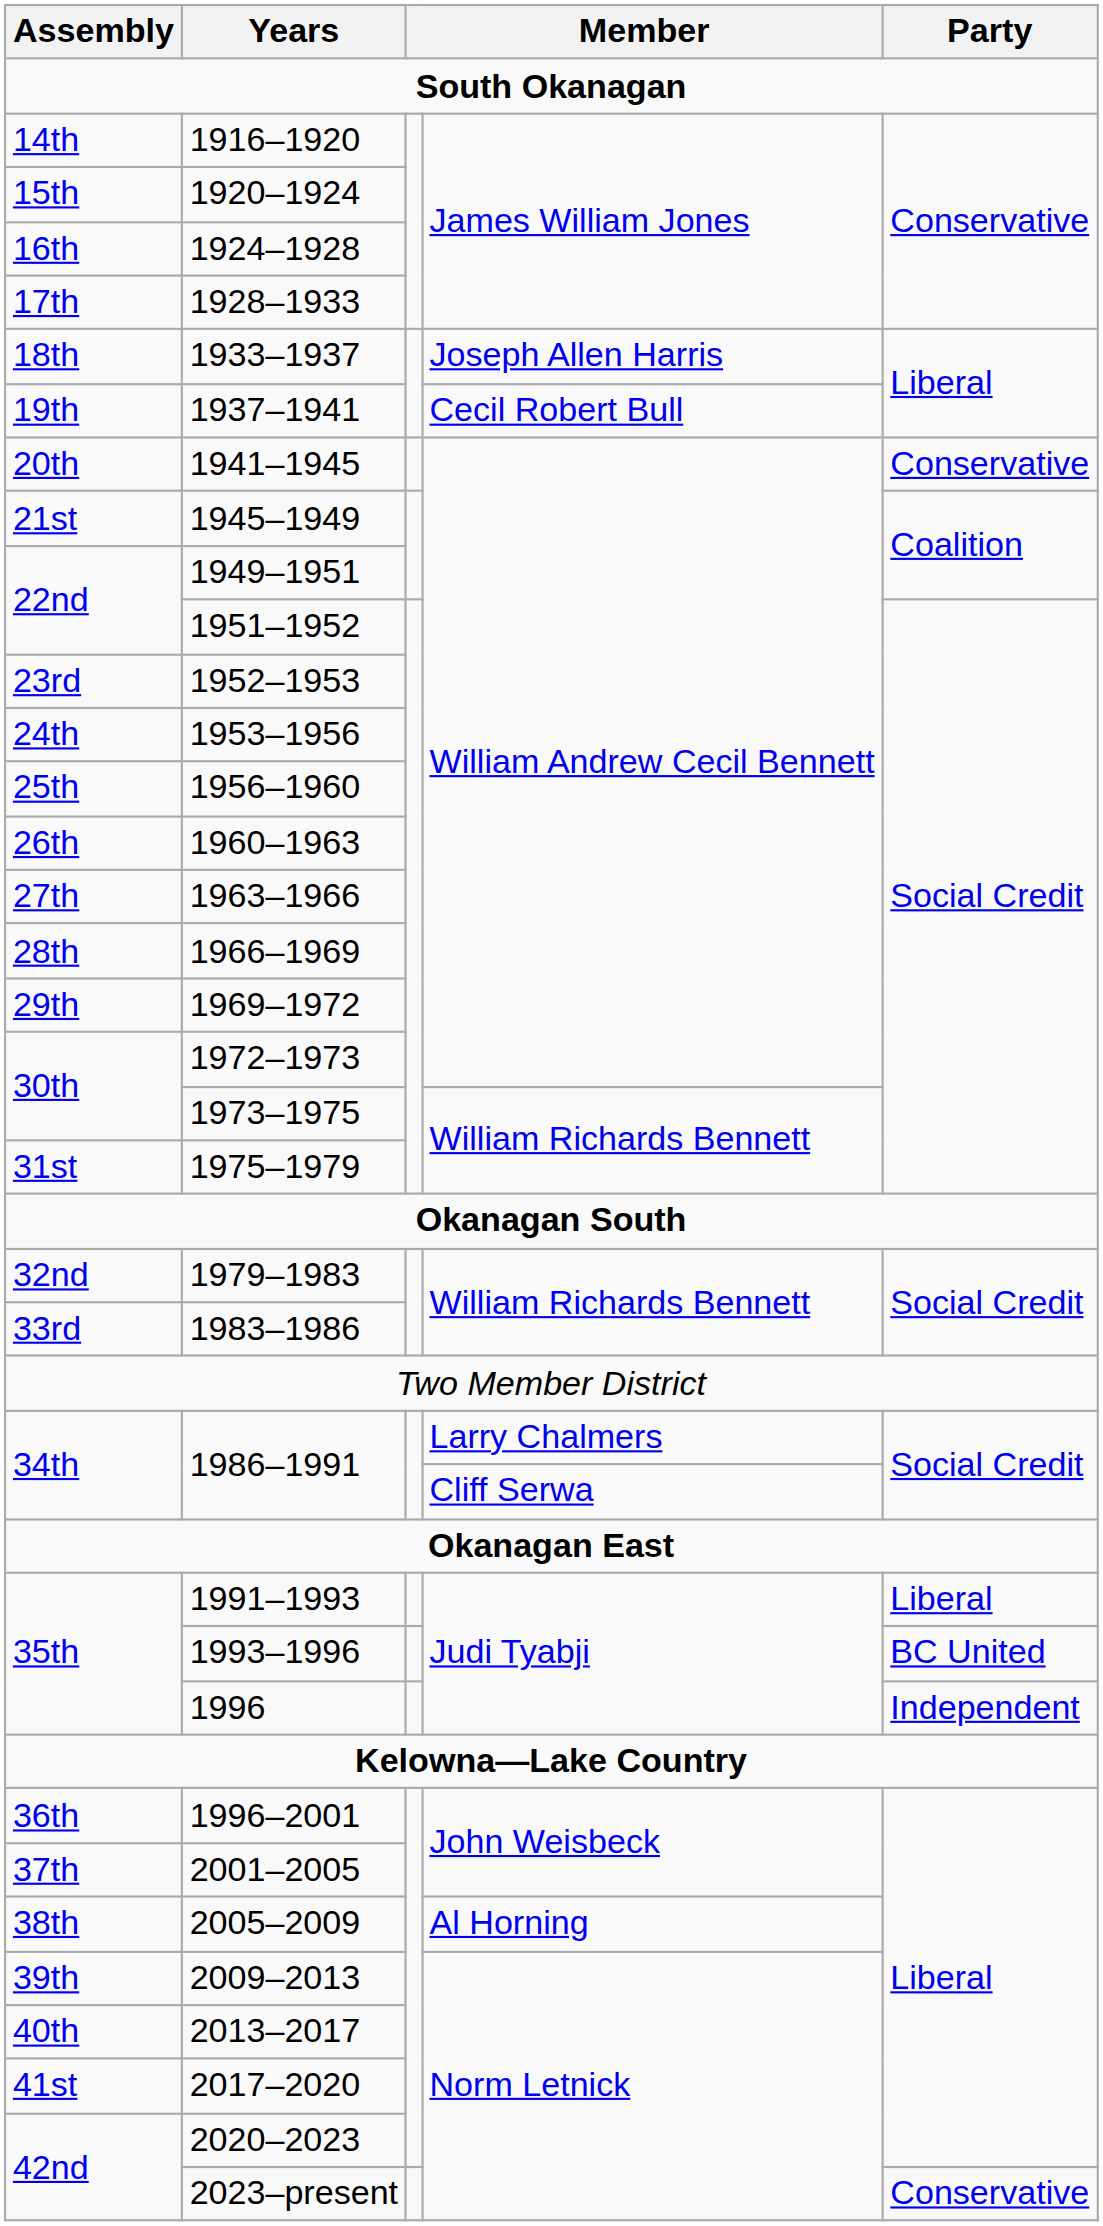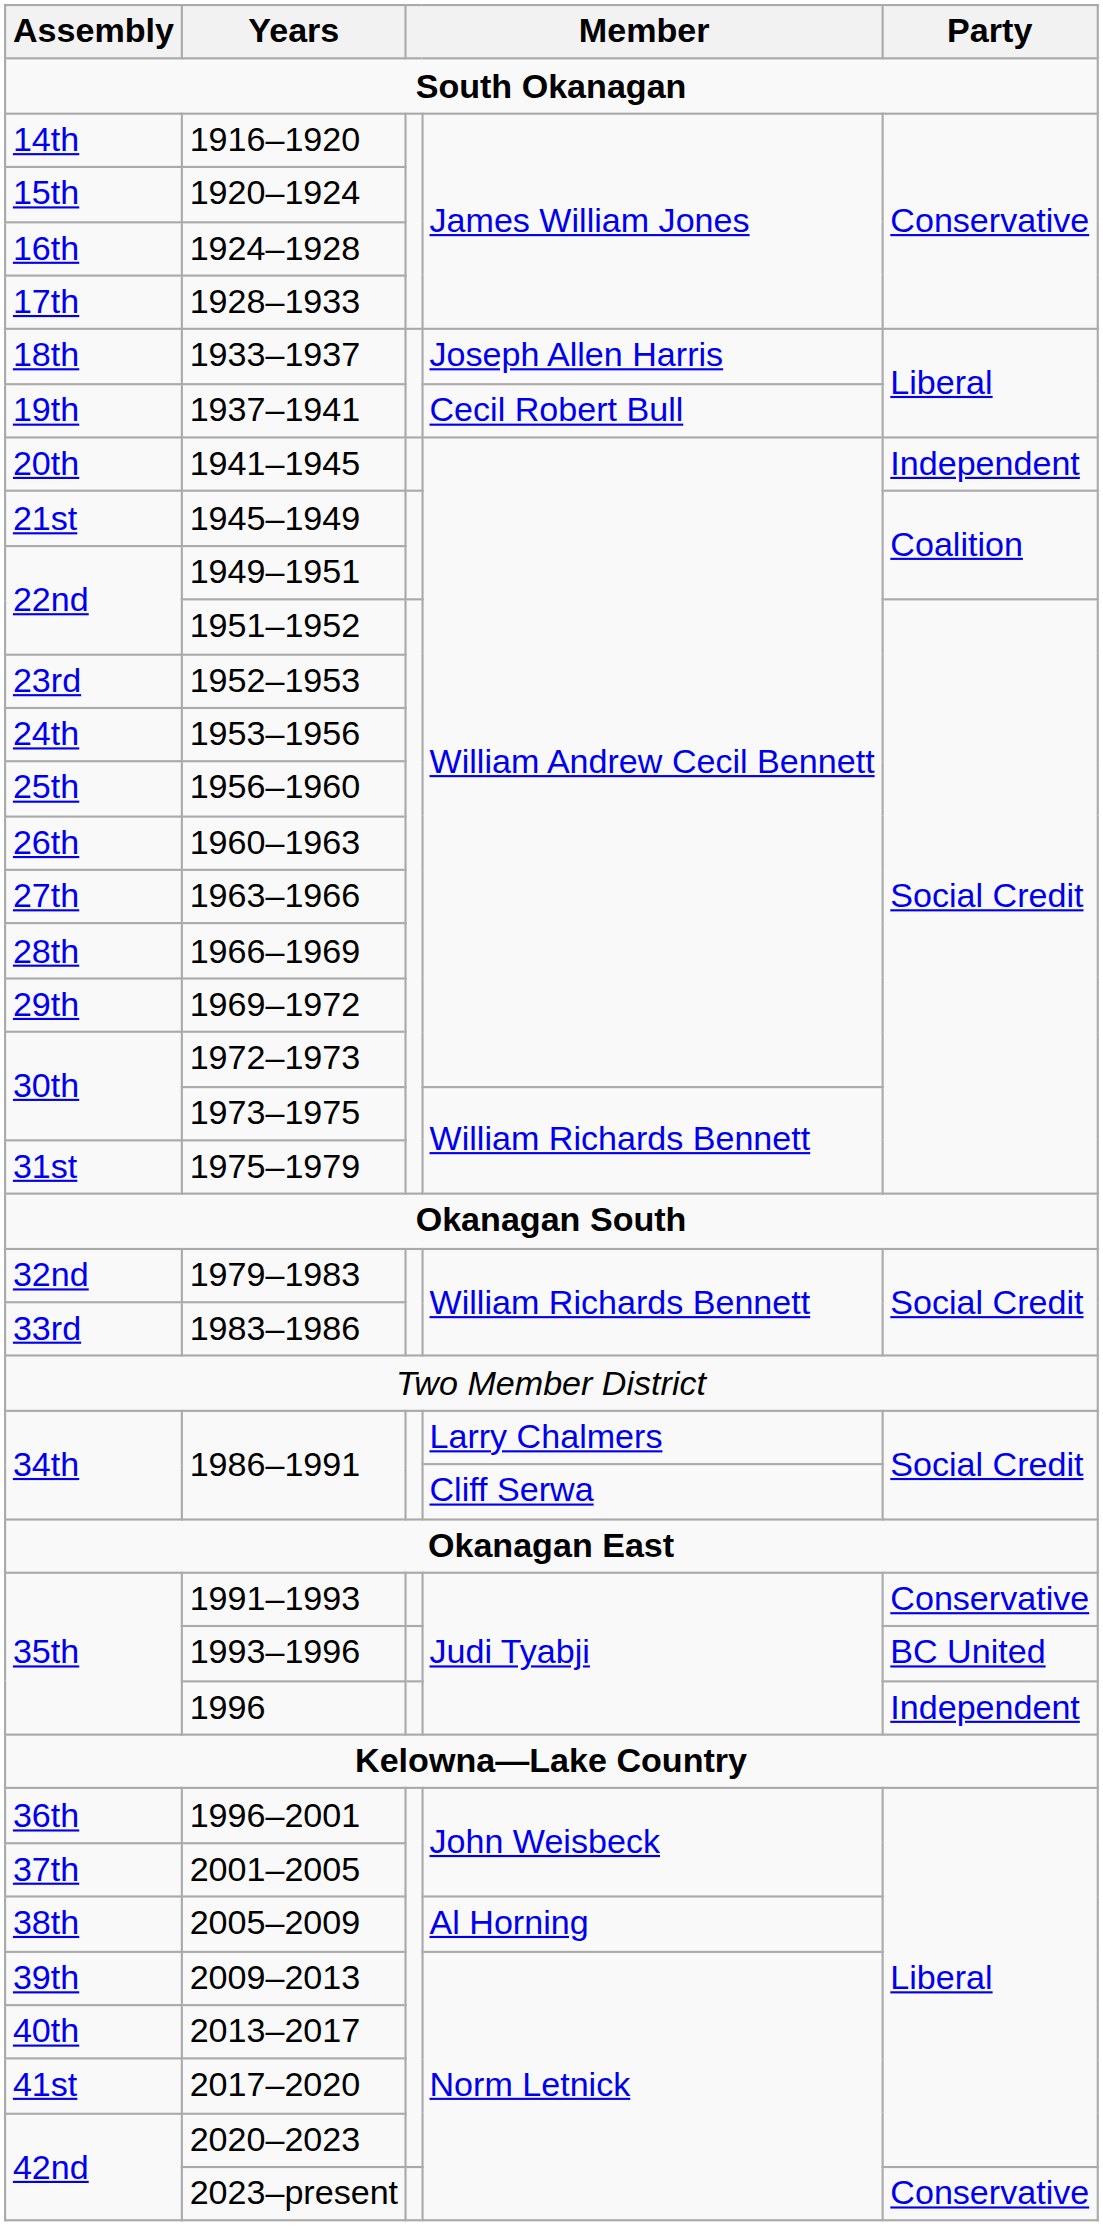(990, 463) Conservative -> (985, 463) Independent
(941, 1598) Liberal -> (990, 1598) Conservative
